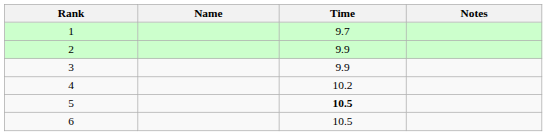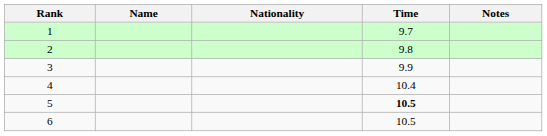+ column: (277, 13)
(343, 49) 9.9 -> (406, 49) 9.8
(343, 85) 10.2 -> (406, 85) 10.4
